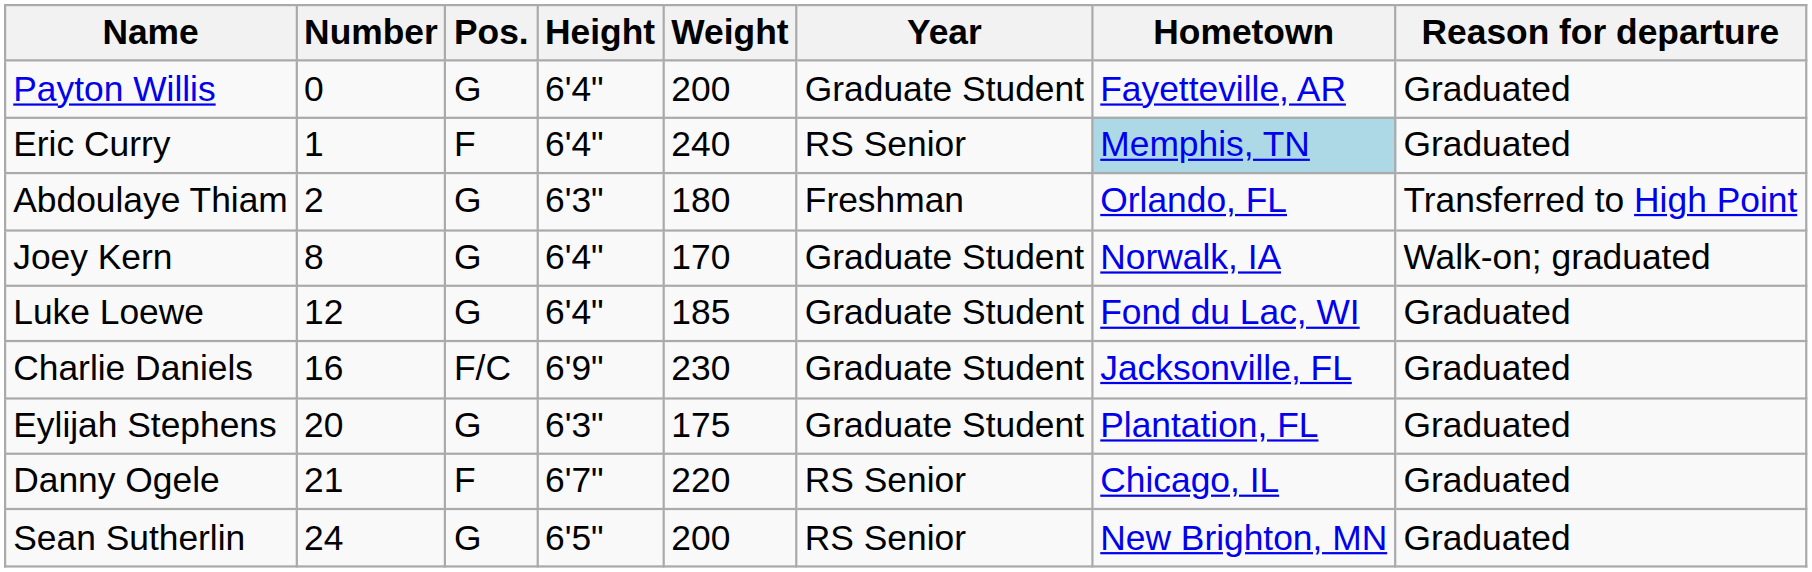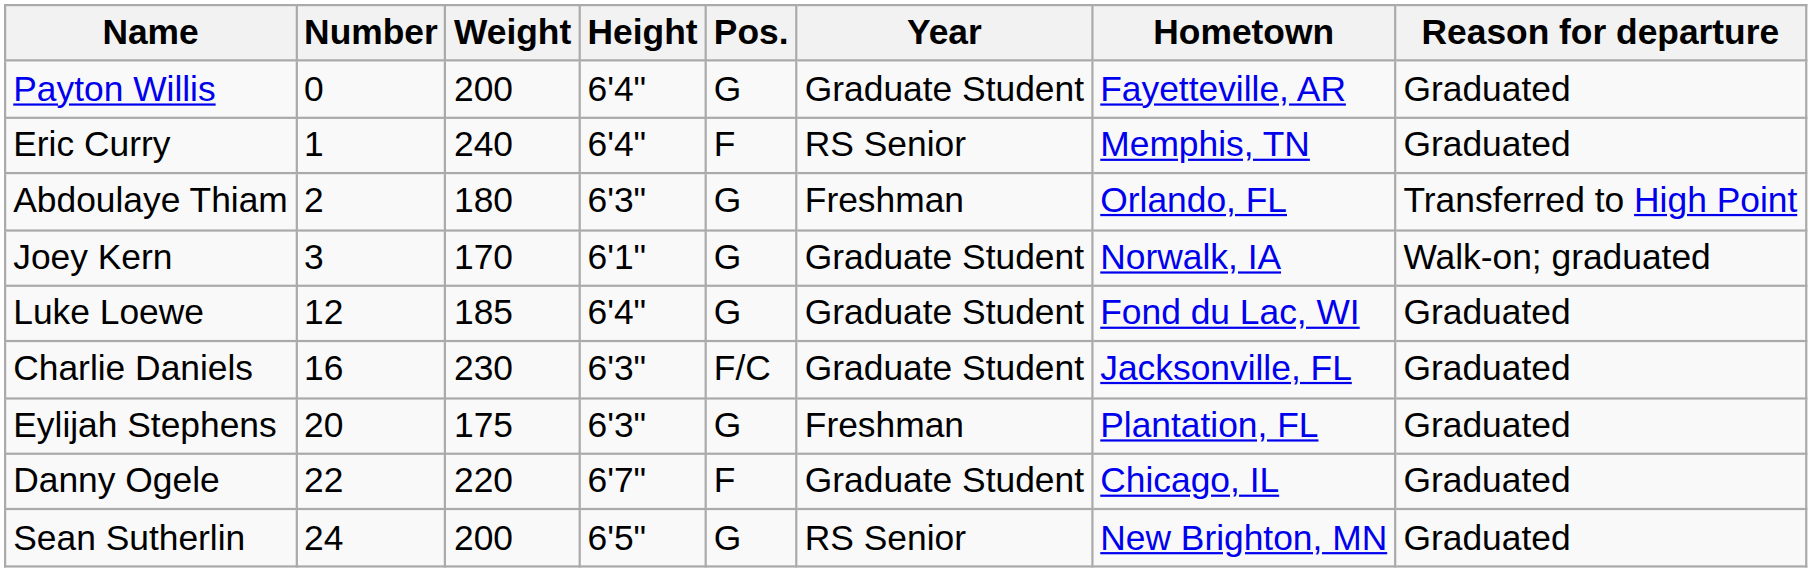columns swapped: (491, 32) <-> (730, 32)
(1205, 144) lightblue background -> (1205, 144) no background
(314, 256) 8 -> (314, 256) 3
(574, 256) 6'4" -> (617, 256) 6'1"
(574, 369) 6'9" -> (617, 369) 6'3"
(944, 425) Graduate Student -> (884, 425) Freshman
(324, 481) 21 -> (324, 481) 22
(885, 481) RS Senior -> (944, 481) Graduate Student
